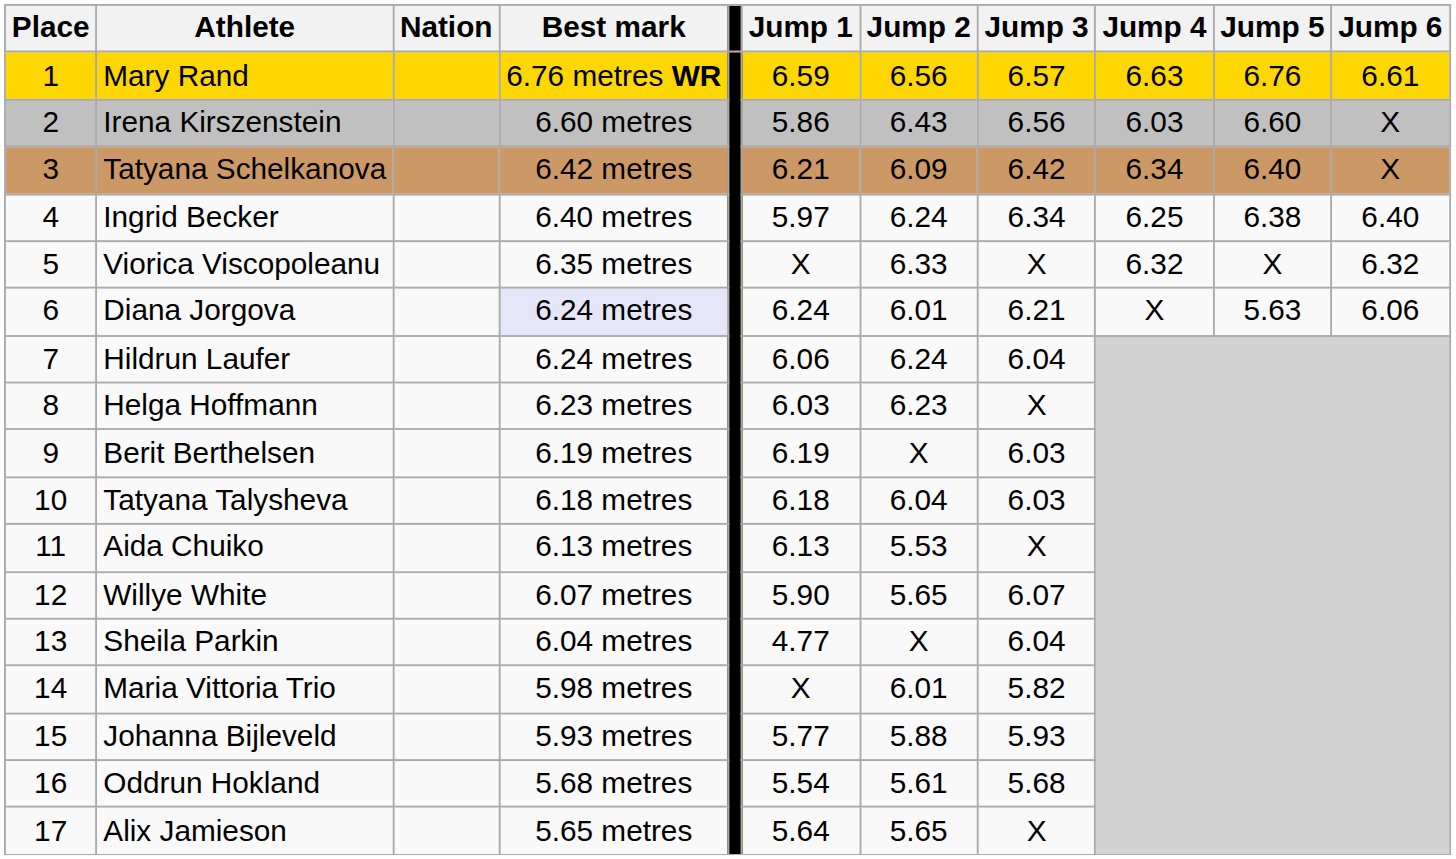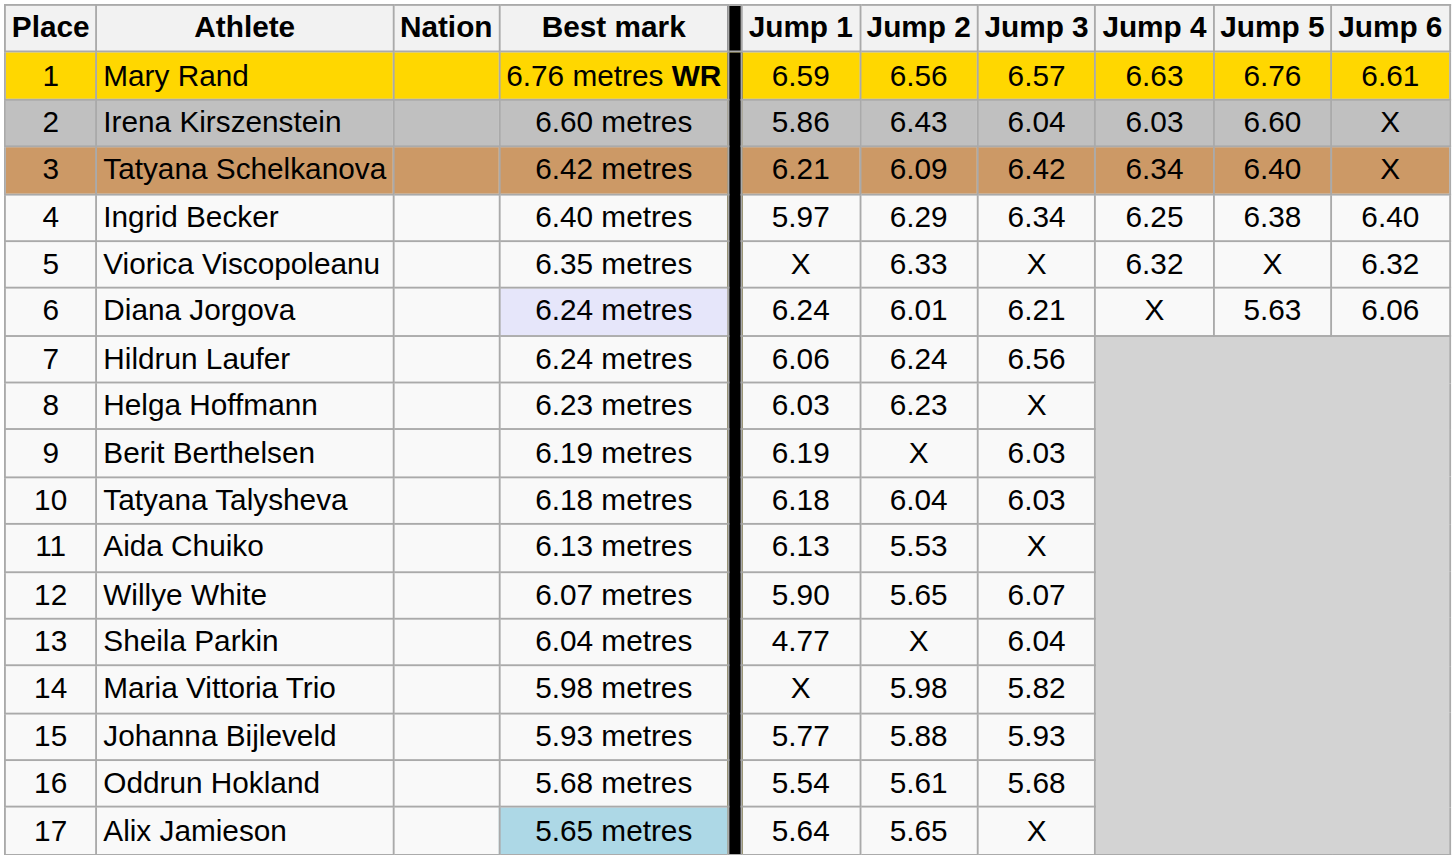(1037, 122) 6.56 -> (1037, 122) 6.04
(919, 216) 6.24 -> (919, 216) 6.29
(1037, 358) 6.04 -> (1037, 358) 6.56
(919, 688) 6.01 -> (919, 688) 5.98
(614, 830) no background -> (614, 830) lightblue background
